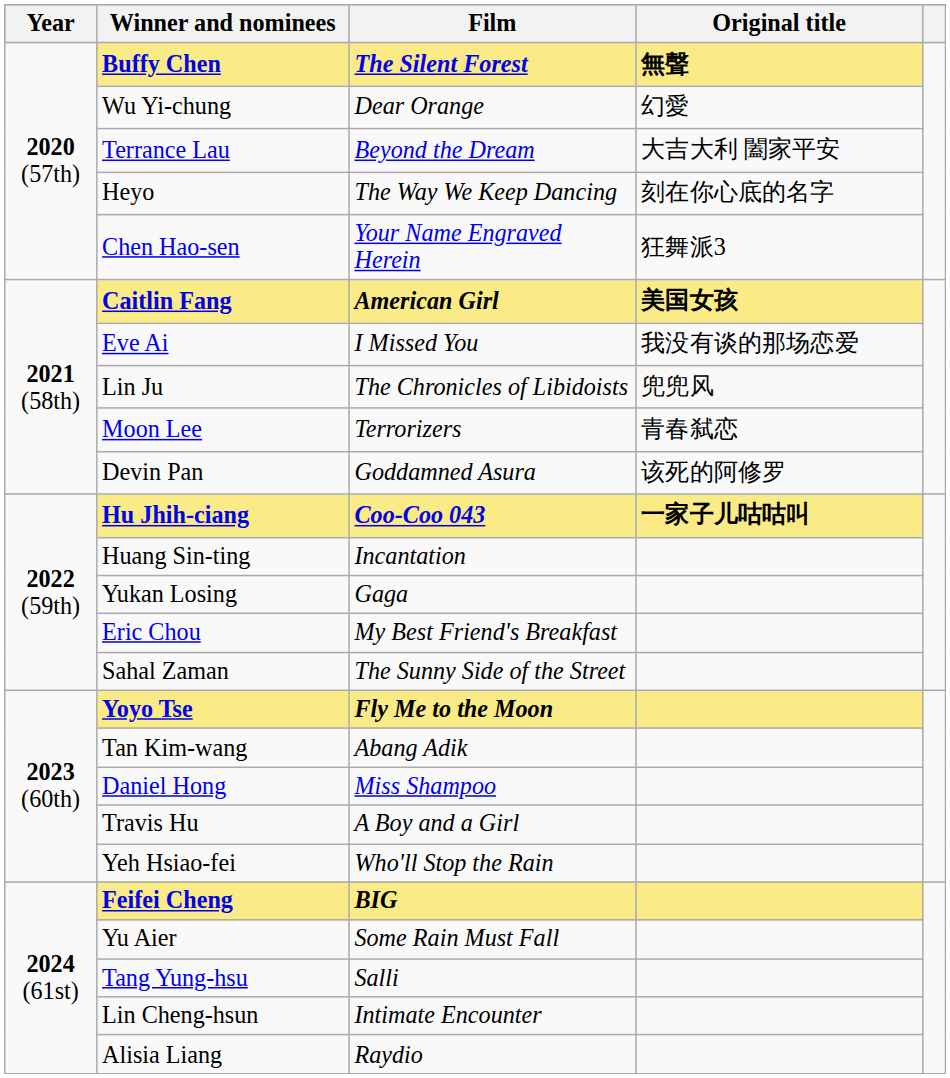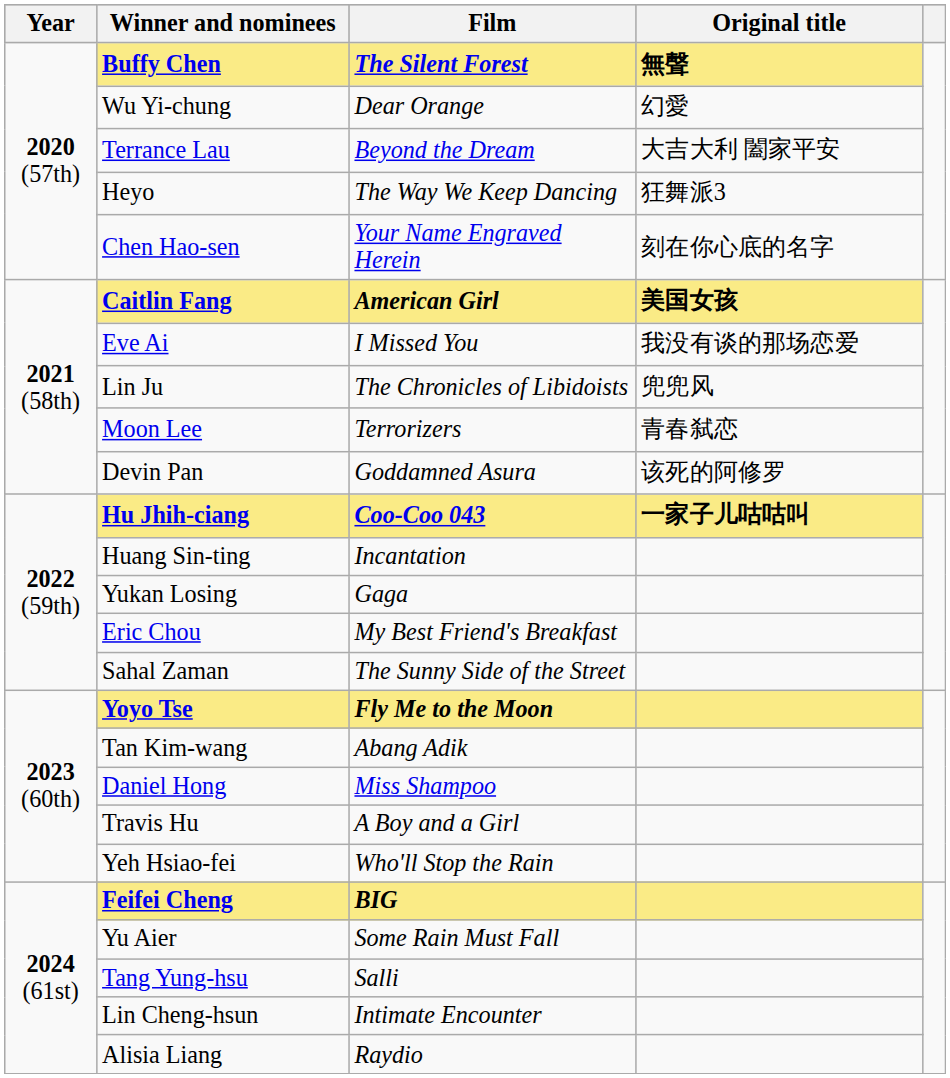(738, 192) 刻在你心底的名字 -> (684, 192) 狂舞派3
(684, 246) 狂舞派3 -> (738, 246) 刻在你心底的名字
